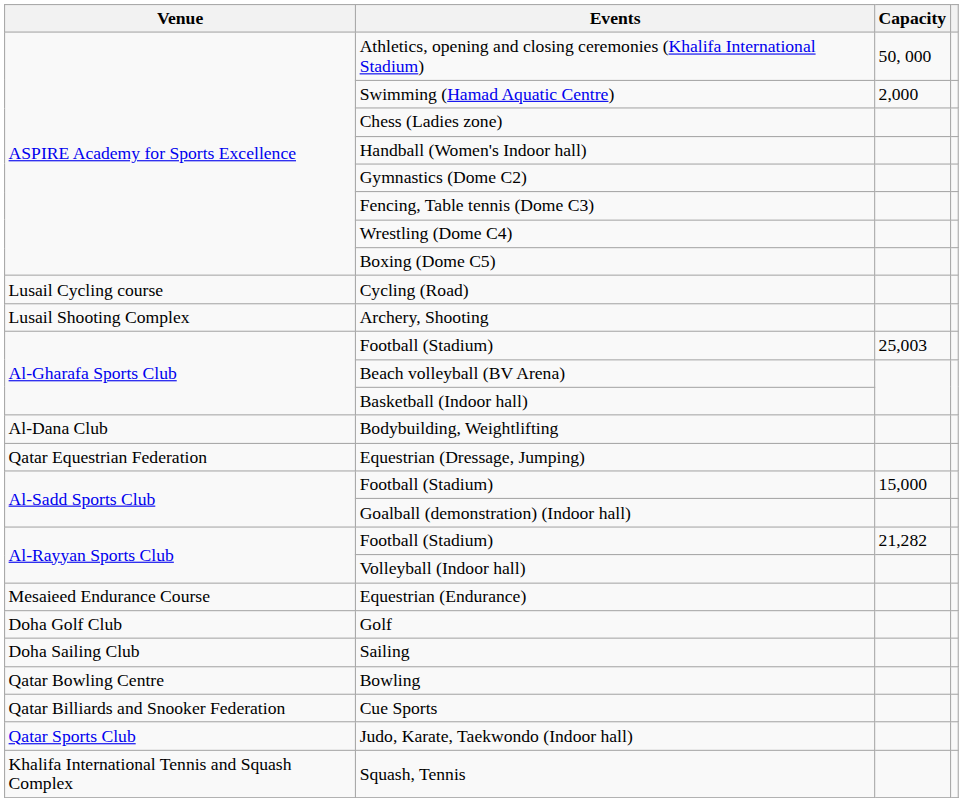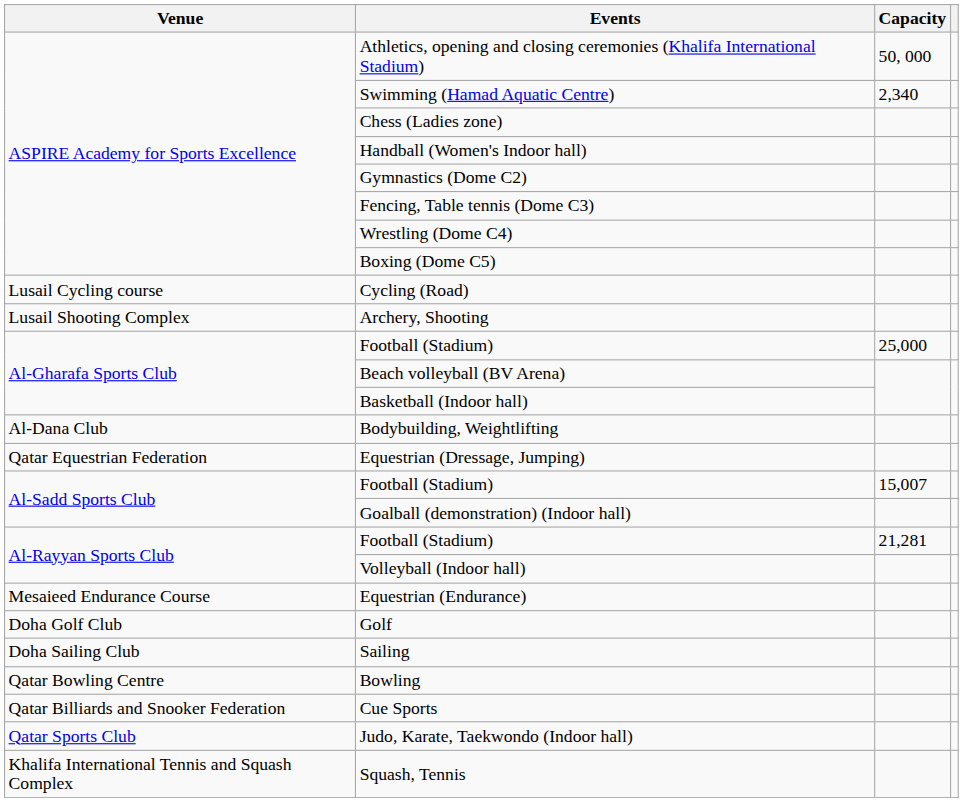(898, 94) 2,000 -> (898, 94) 2,340
(903, 345) 25,003 -> (903, 345) 25,000
(903, 484) 15,000 -> (903, 484) 15,007
(903, 540) 21,282 -> (903, 540) 21,281
